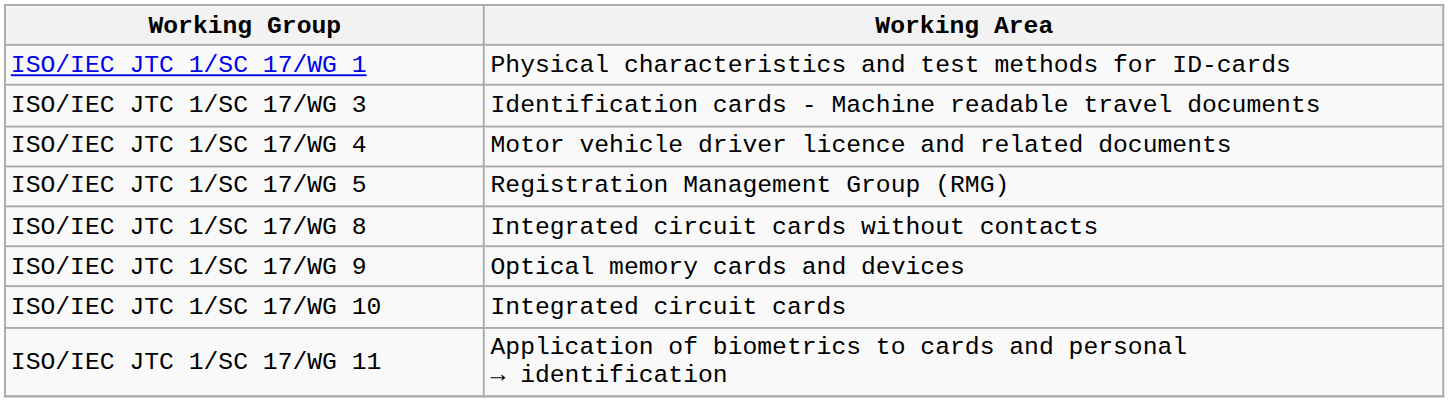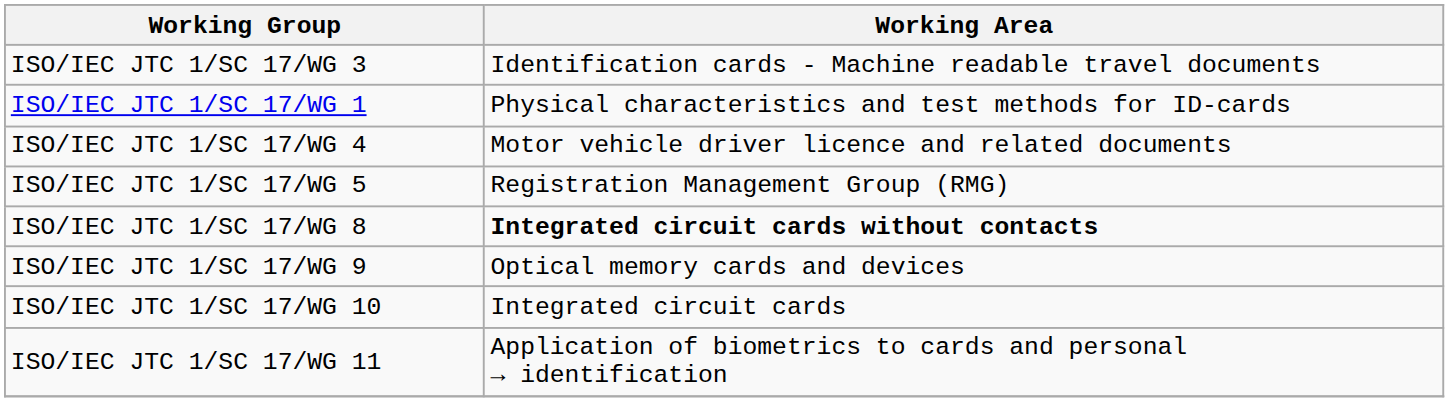rows swapped: (189, 65) <-> (189, 106)
(794, 226) normal -> (794, 226) bold
